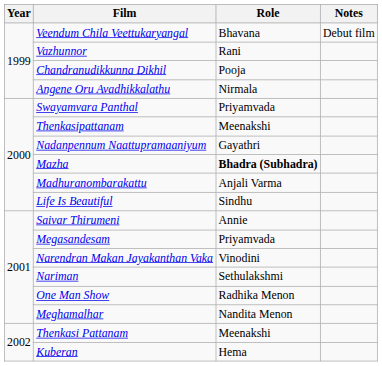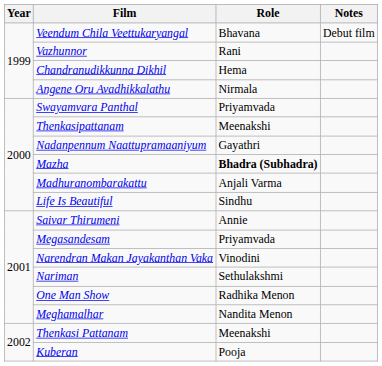(232, 70) Pooja -> (233, 70) Hema
(233, 351) Hema -> (232, 351) Pooja
